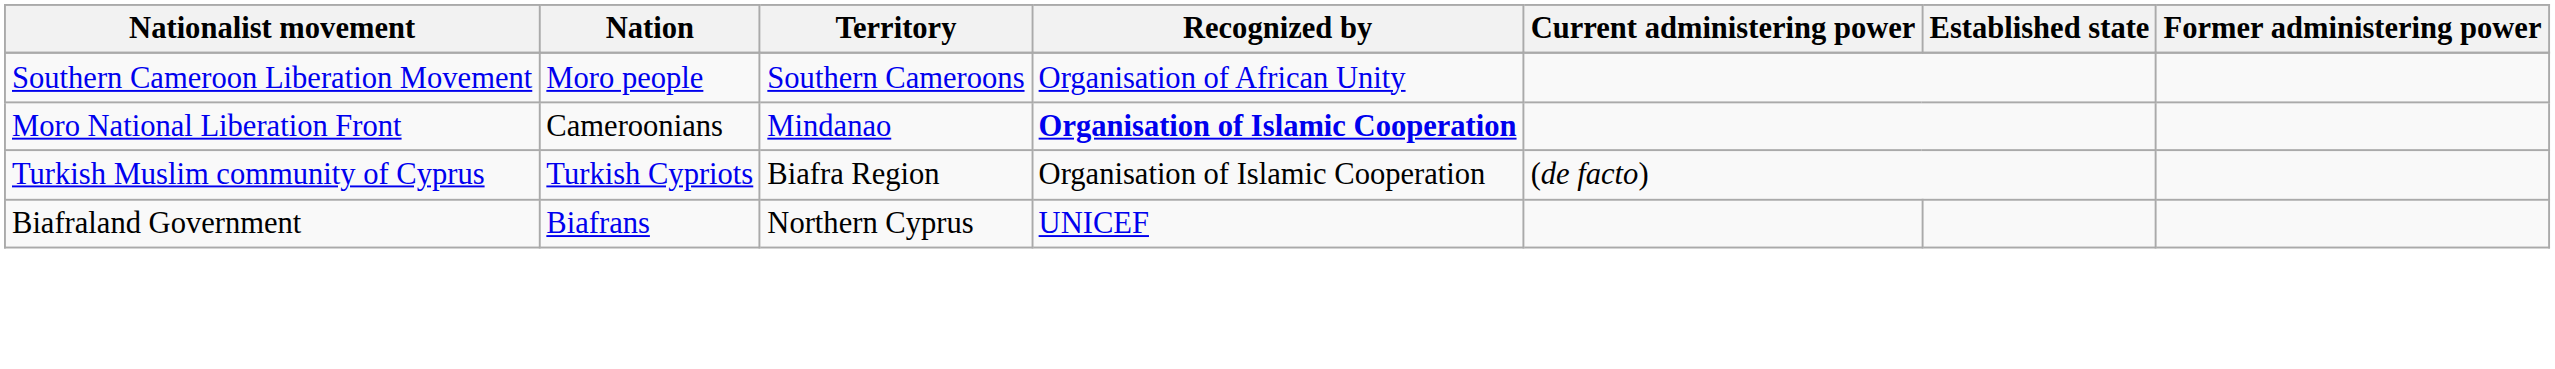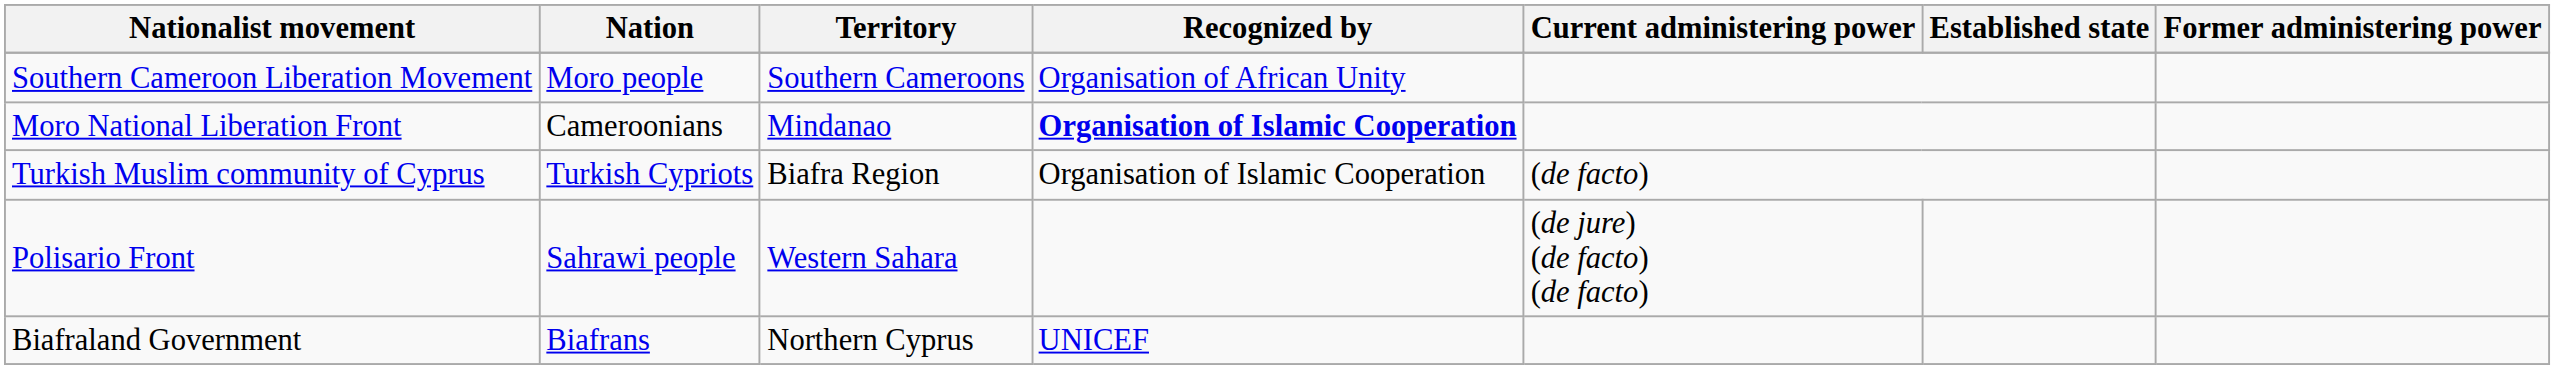+ row: (103, 256)
